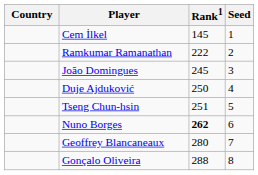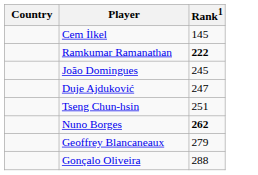- column: (239, 15)
(200, 52) normal -> (200, 52) bold
(200, 88) 250 -> (200, 88) 247
(200, 142) 280 -> (200, 142) 279
